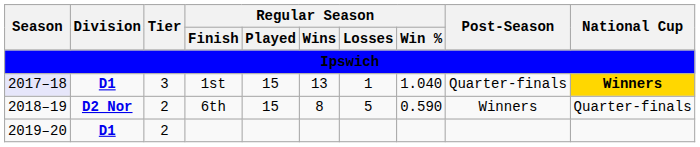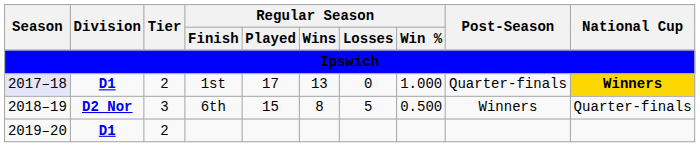(164, 85) 3 -> (164, 85) 2
(271, 85) 15 -> (271, 85) 17
(368, 85) 1 -> (368, 85) 0
(421, 85) 1.040 -> (421, 85) 1.000
(164, 108) 2 -> (164, 108) 3
(421, 108) 0.590 -> (421, 108) 0.500
